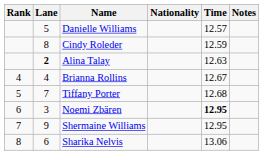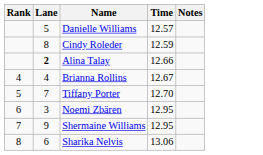- column: (175, 12)
(215, 61) 12.63 -> (162, 61) 12.66
(215, 93) 12.68 -> (162, 93) 12.70
(215, 110) bold -> (162, 110) normal
